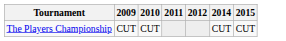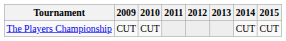+ column: (221, 12)
